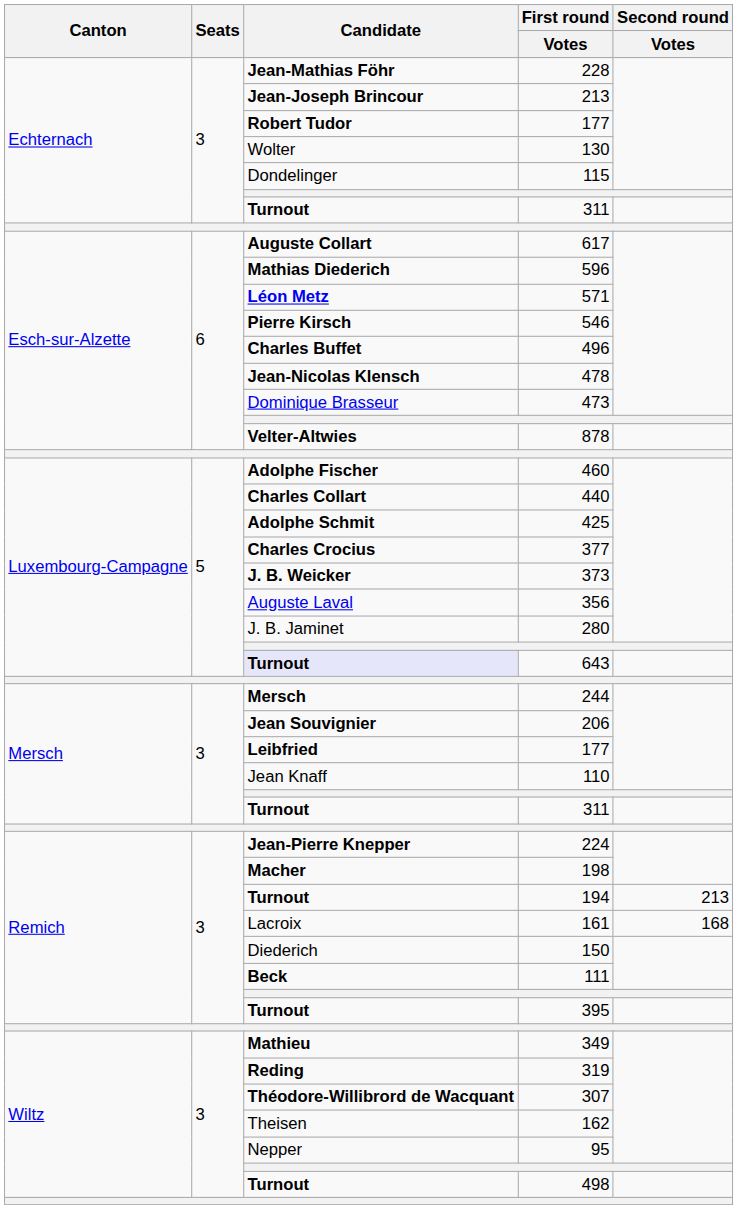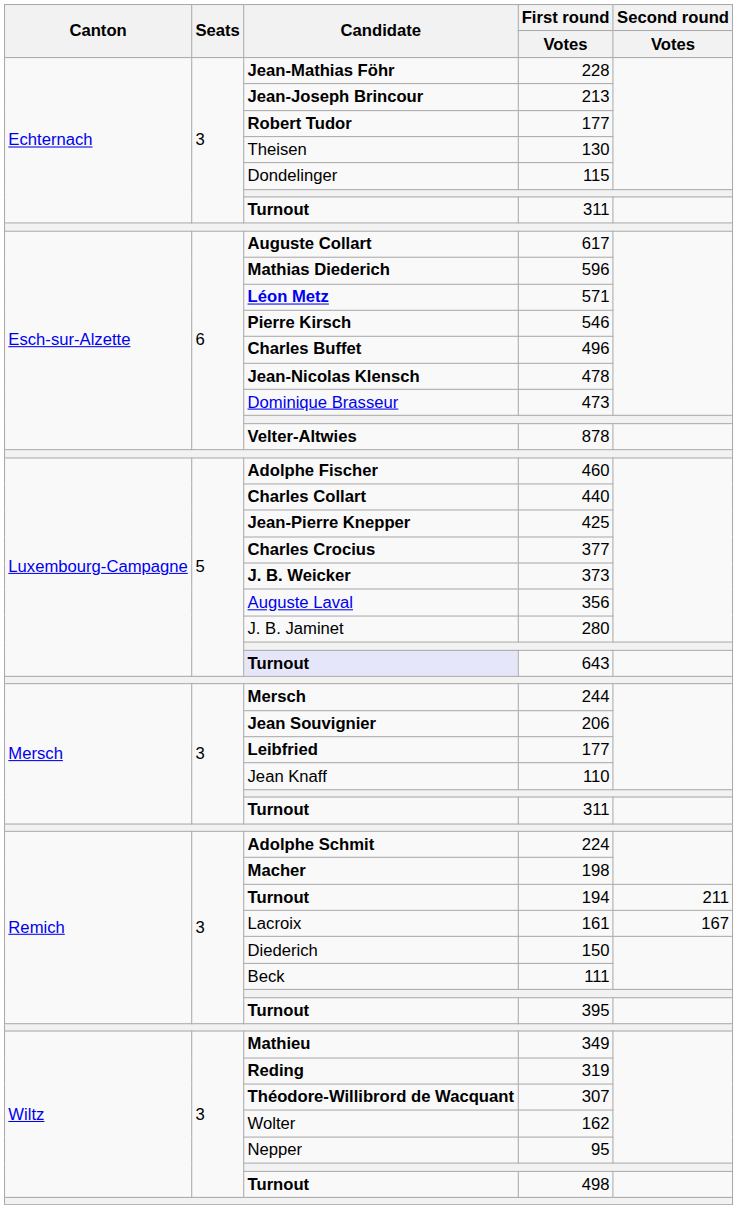(271, 149) Wolter -> (277, 149) Theisen
(311, 523) Adolphe Schmit -> (329, 523) Jean-Pierre Knepper
(329, 844) Jean-Pierre Knepper -> (311, 844) Adolphe Schmit
(715, 897) 213 -> (716, 897) 211
(715, 923) 168 -> (715, 923) 167
(267, 976) bold -> (266, 976) normal
(277, 1123) Theisen -> (271, 1123) Wolter
